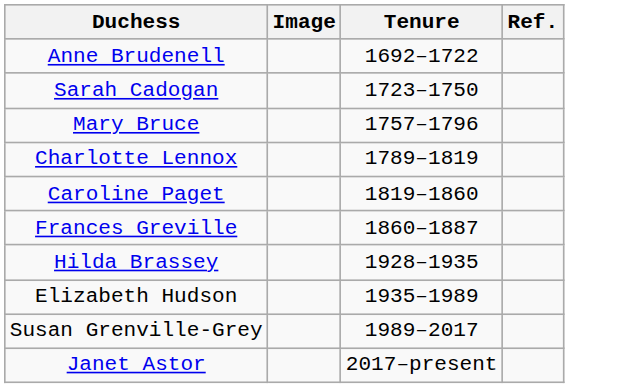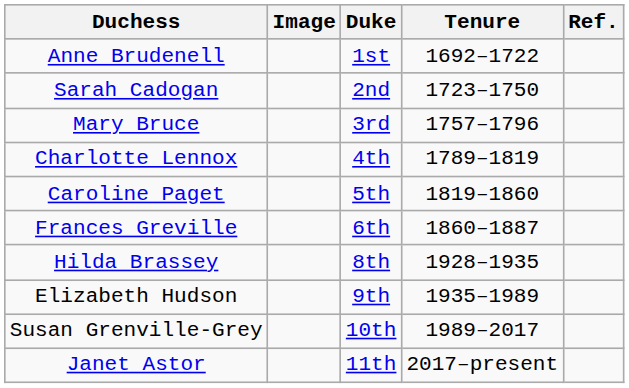+ column: (371, 22)
